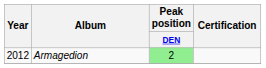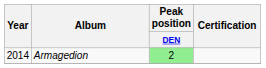(18, 55) 2012 -> (18, 55) 2014
